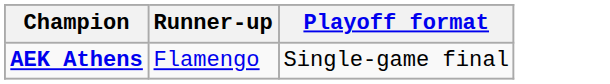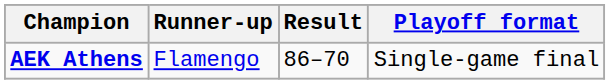+ column: (323, 23)
